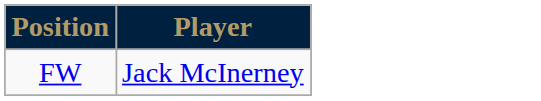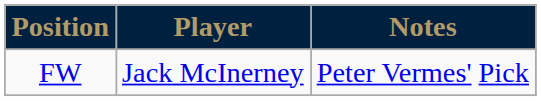+ column: (423, 26)
